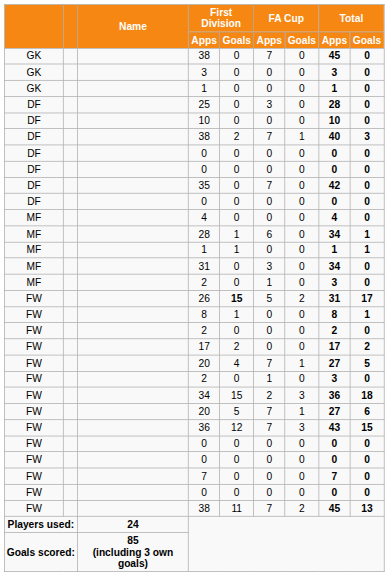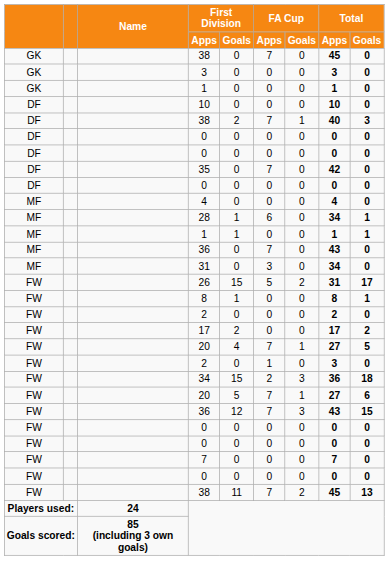- row: (34, 105)
+ row: (34, 250)
- row: (34, 283)
(237, 299) bold -> (237, 283) normal
